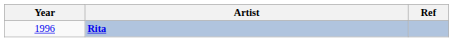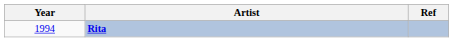(45, 28) 1996 -> (45, 28) 1994
